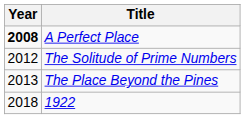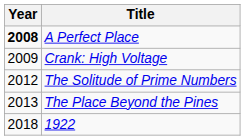+ row: (106, 59)
